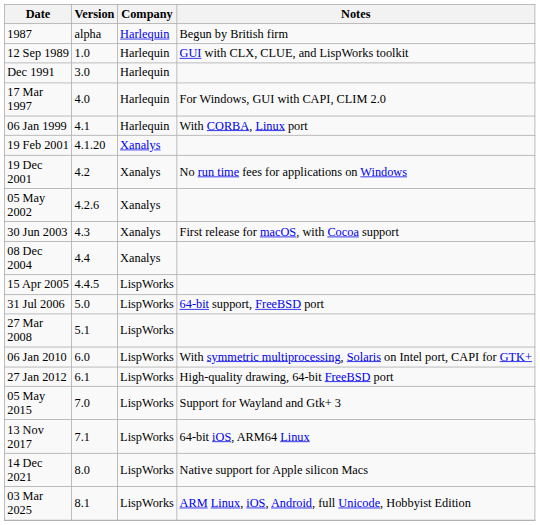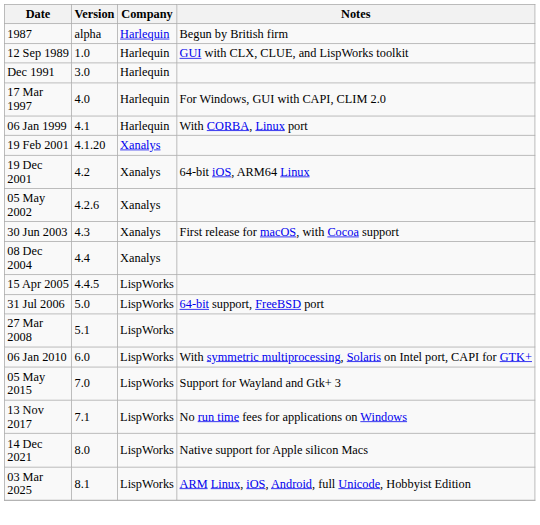(293, 171) No run time fees for applications on Windows -> (245, 171) 64-bit iOS, ARM64 Linux
- row: (37, 376)
(245, 436) 64-bit iOS, ARM64 Linux -> (293, 416) No run time fees for applications on Windows
